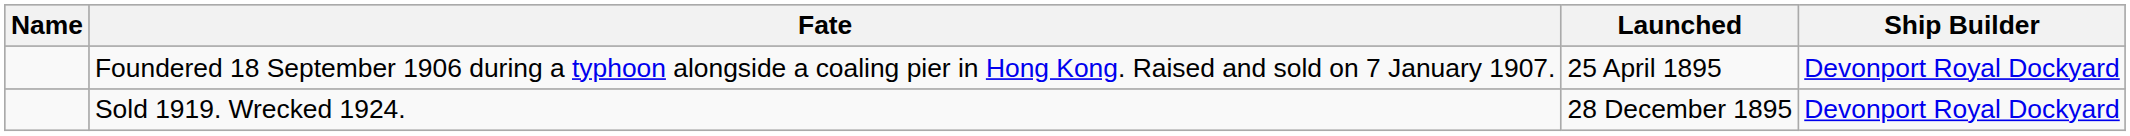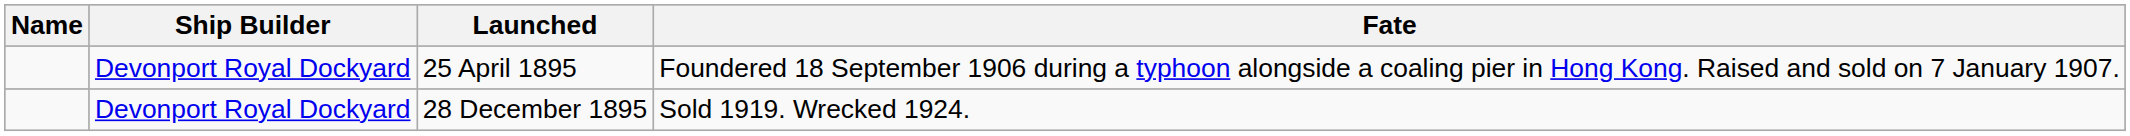columns swapped: (1962, 25) <-> (825, 25)
